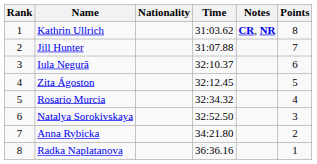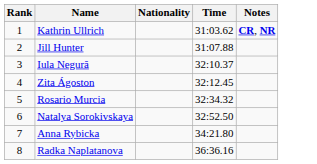- column: (295, 13)
